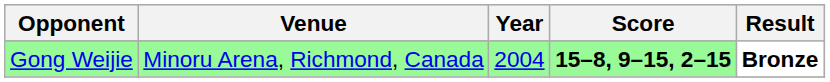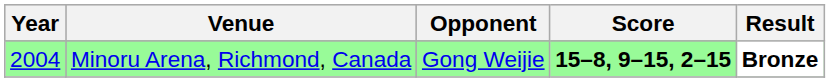columns swapped: (519, 23) <-> (71, 23)
